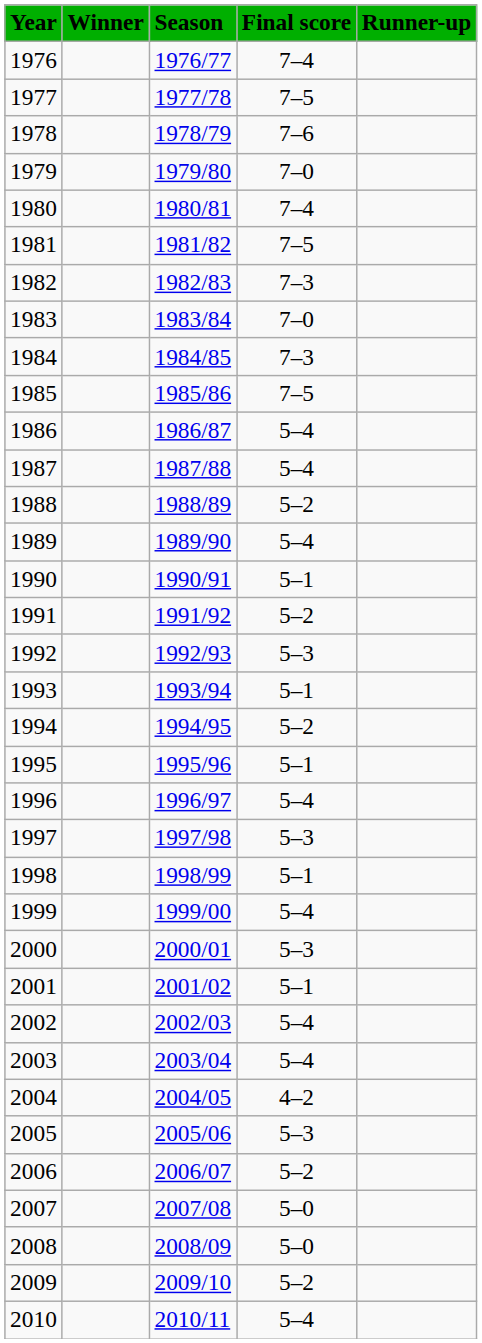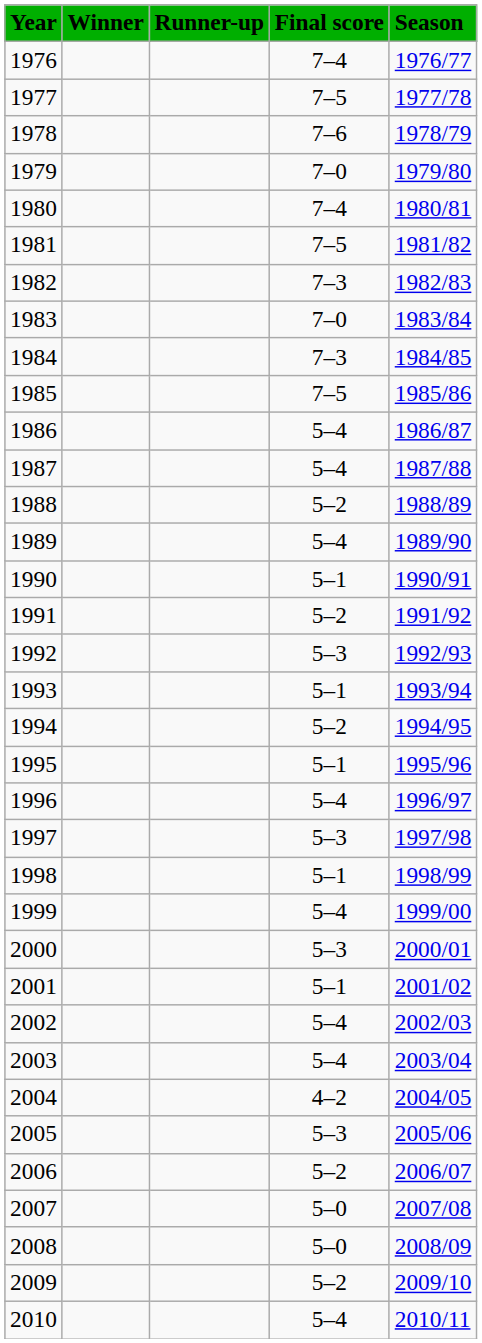columns swapped: (417, 23) <-> (189, 23)
